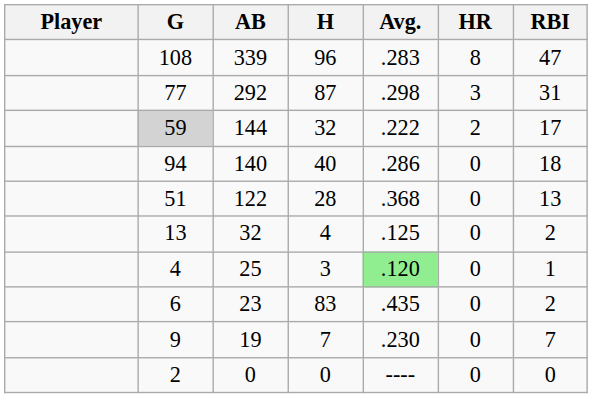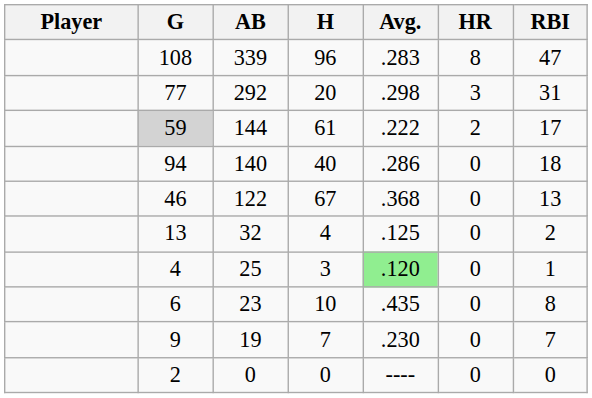(325, 92) 87 -> (325, 92) 20
(325, 127) 32 -> (325, 127) 61
(175, 198) 51 -> (175, 198) 46
(325, 198) 28 -> (325, 198) 67
(325, 304) 83 -> (325, 304) 10
(550, 304) 2 -> (550, 304) 8
